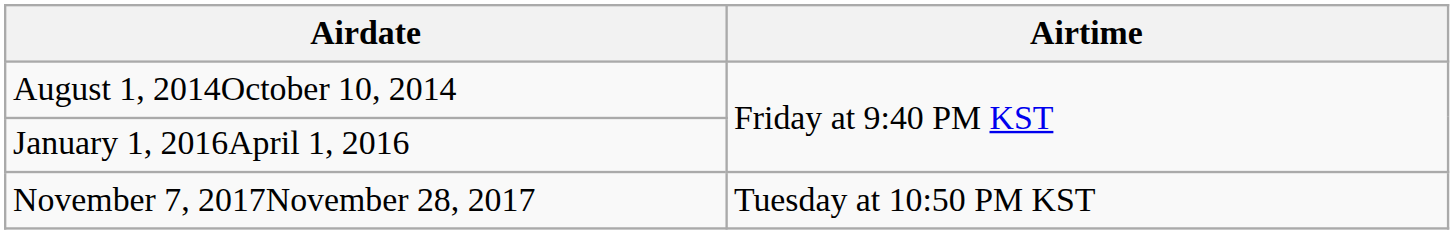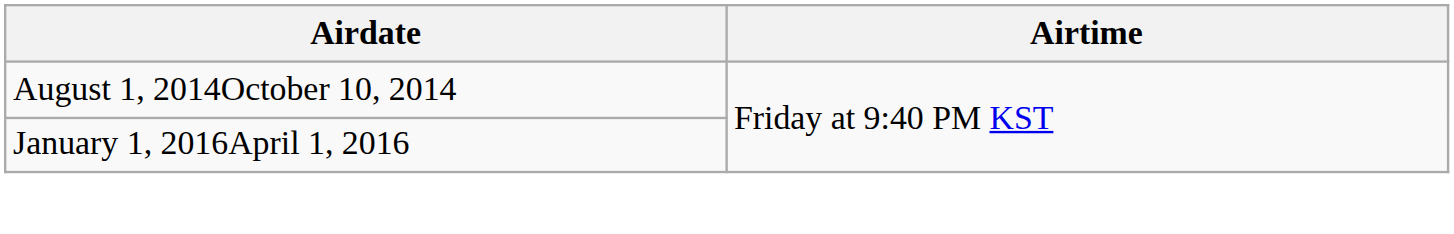- row: (274, 200)
